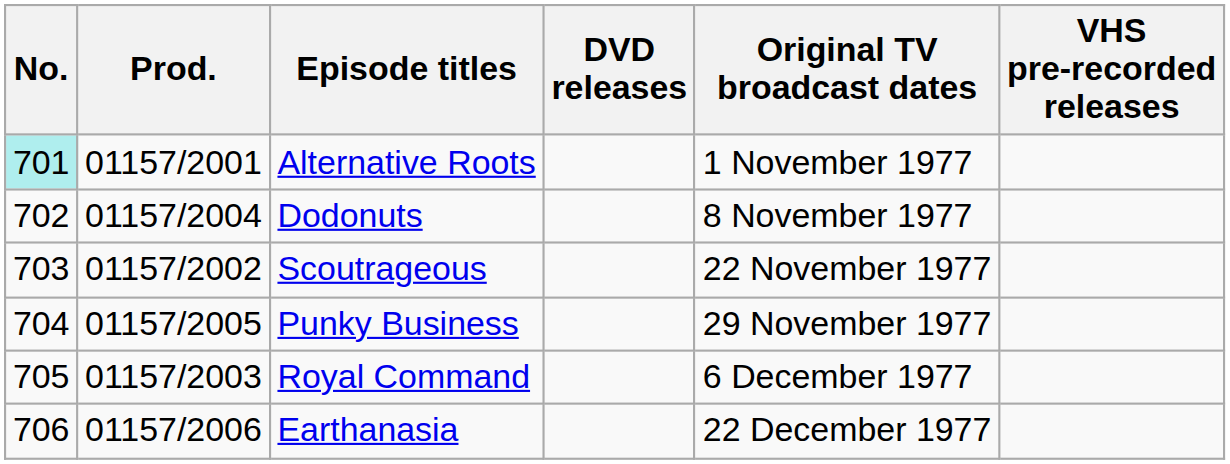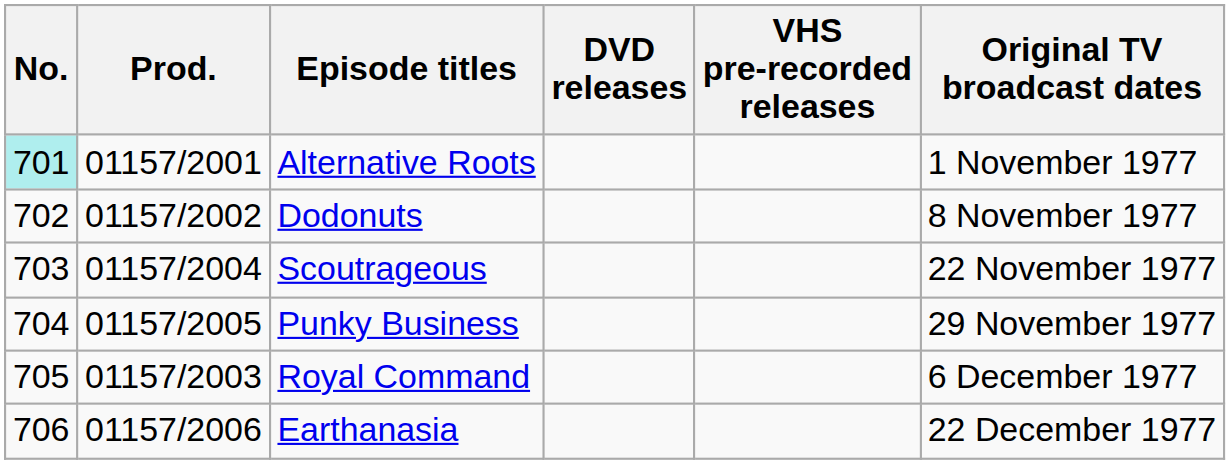columns swapped: (1112, 69) <-> (847, 69)
(173, 215) 01157/2004 -> (173, 215) 01157/2002
(173, 269) 01157/2002 -> (173, 269) 01157/2004
